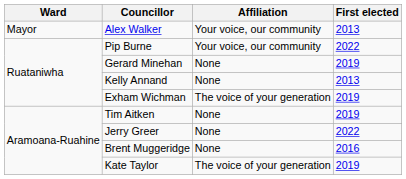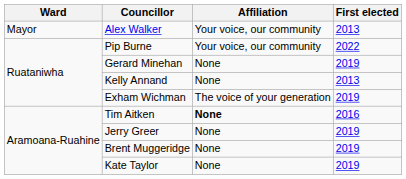(208, 115) normal -> (208, 115) bold
(348, 115) 2019 -> (348, 115) 2016
(348, 132) 2022 -> (348, 132) 2019
(348, 149) 2016 -> (348, 149) 2019
(263, 166) The voice of your generation -> (208, 166) None
